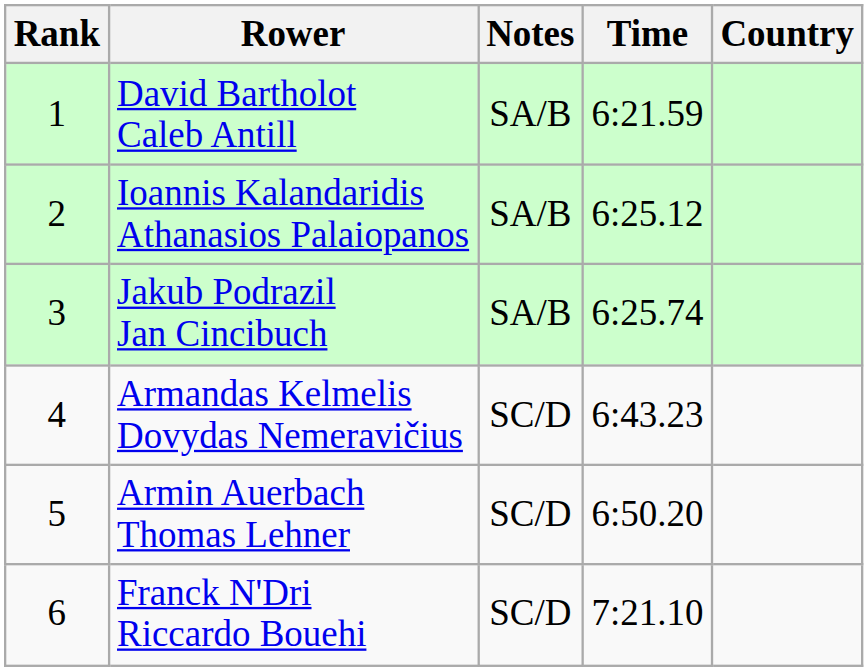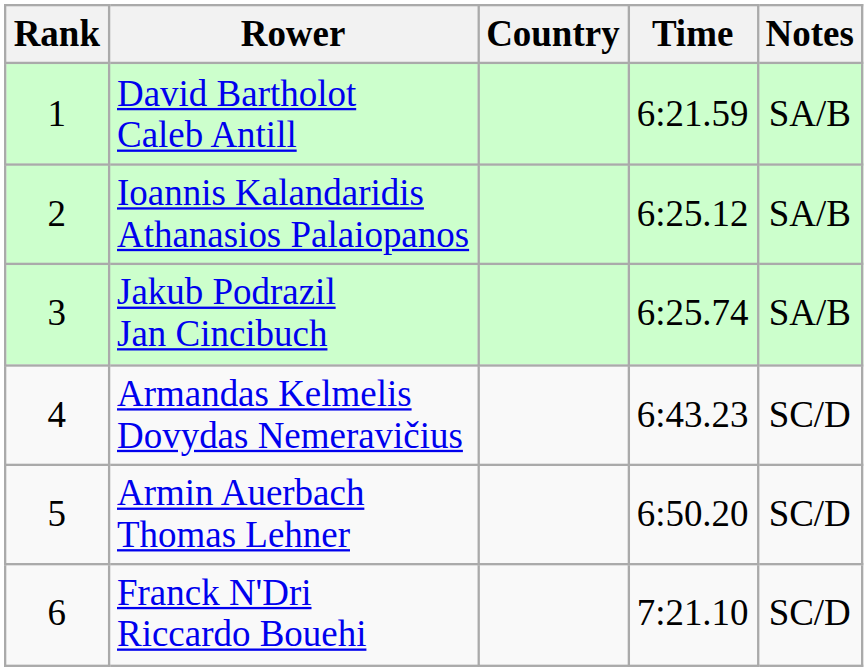columns swapped: (787, 33) <-> (530, 33)
